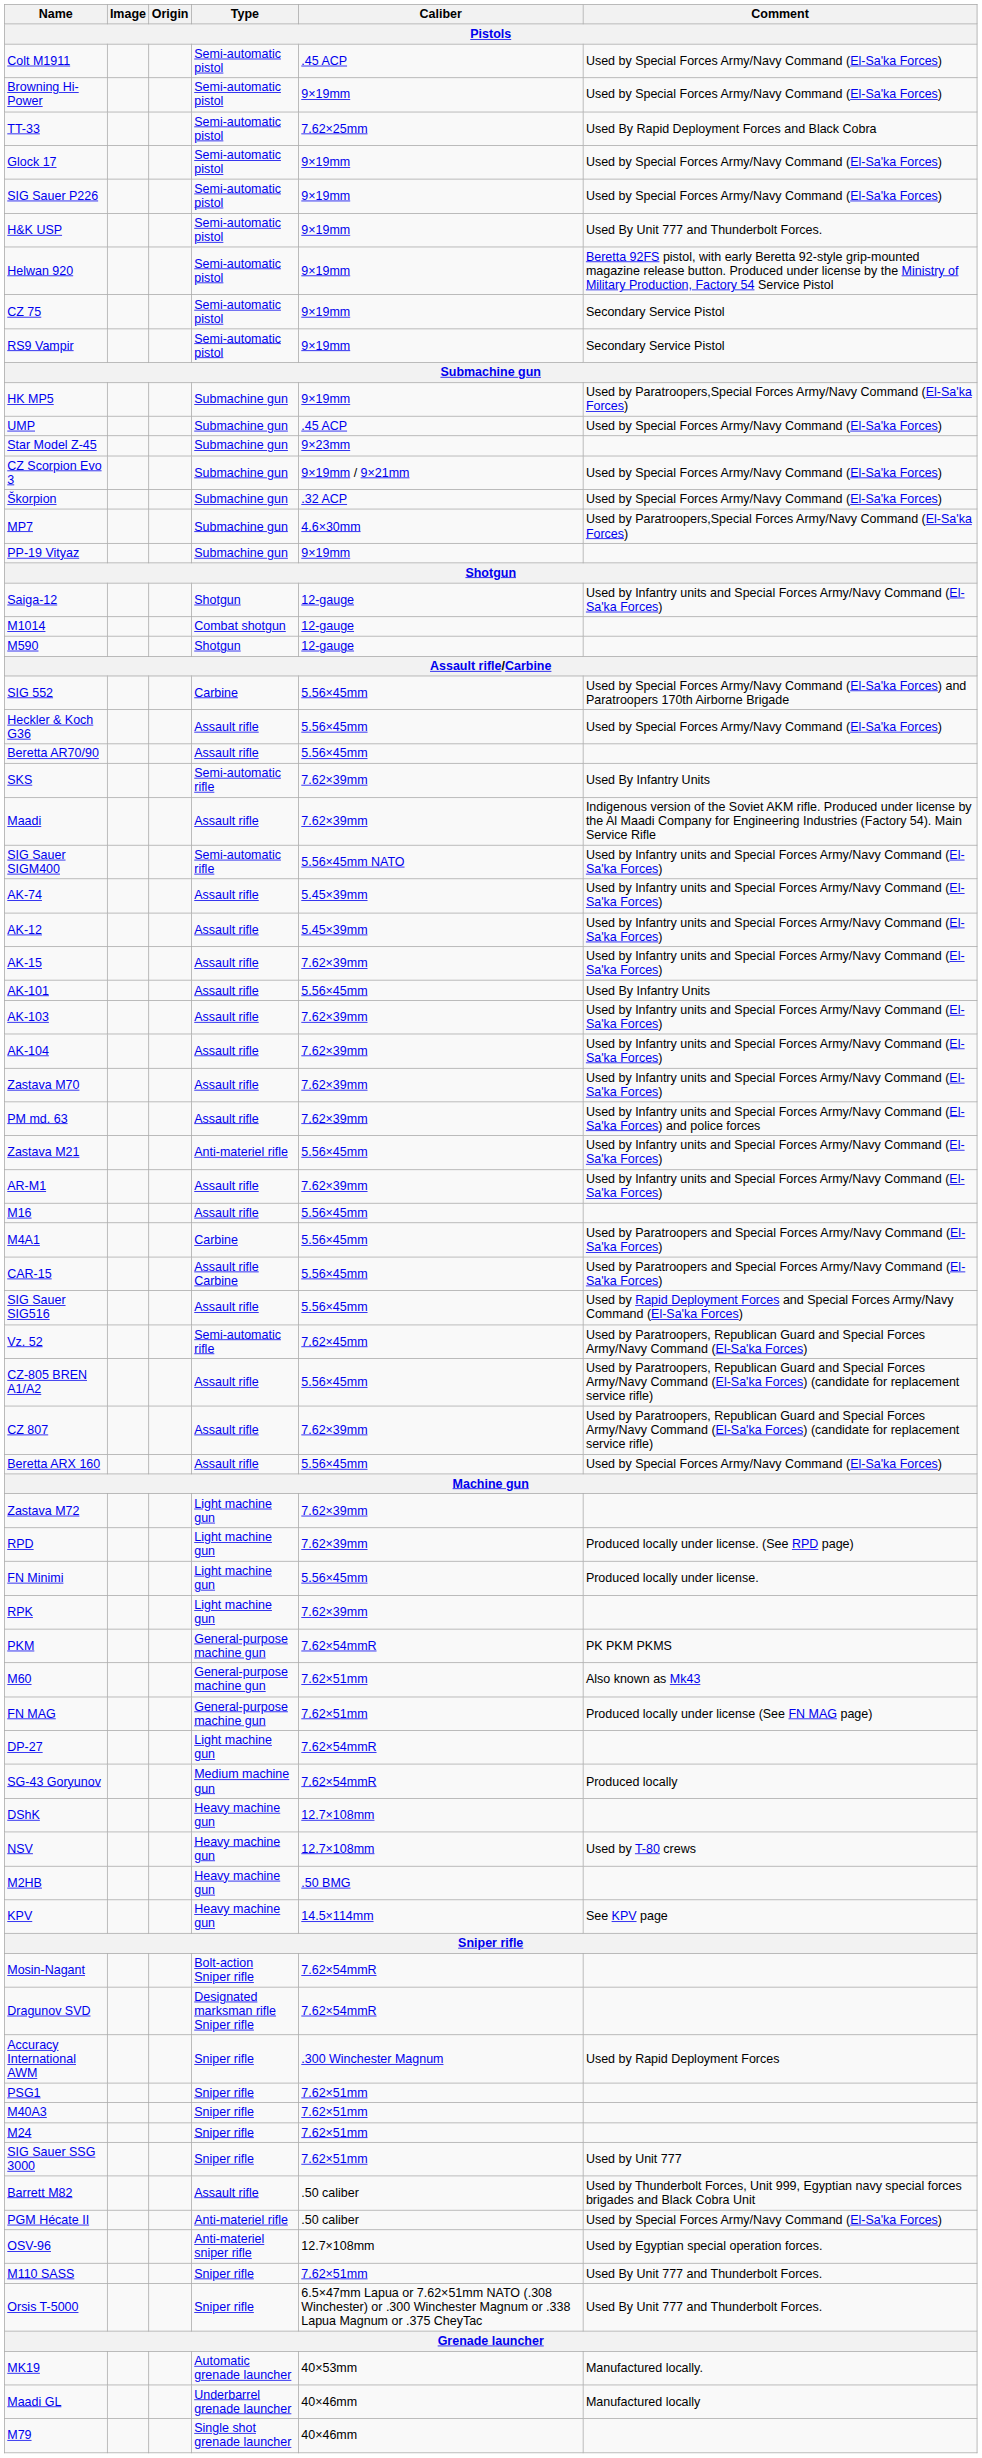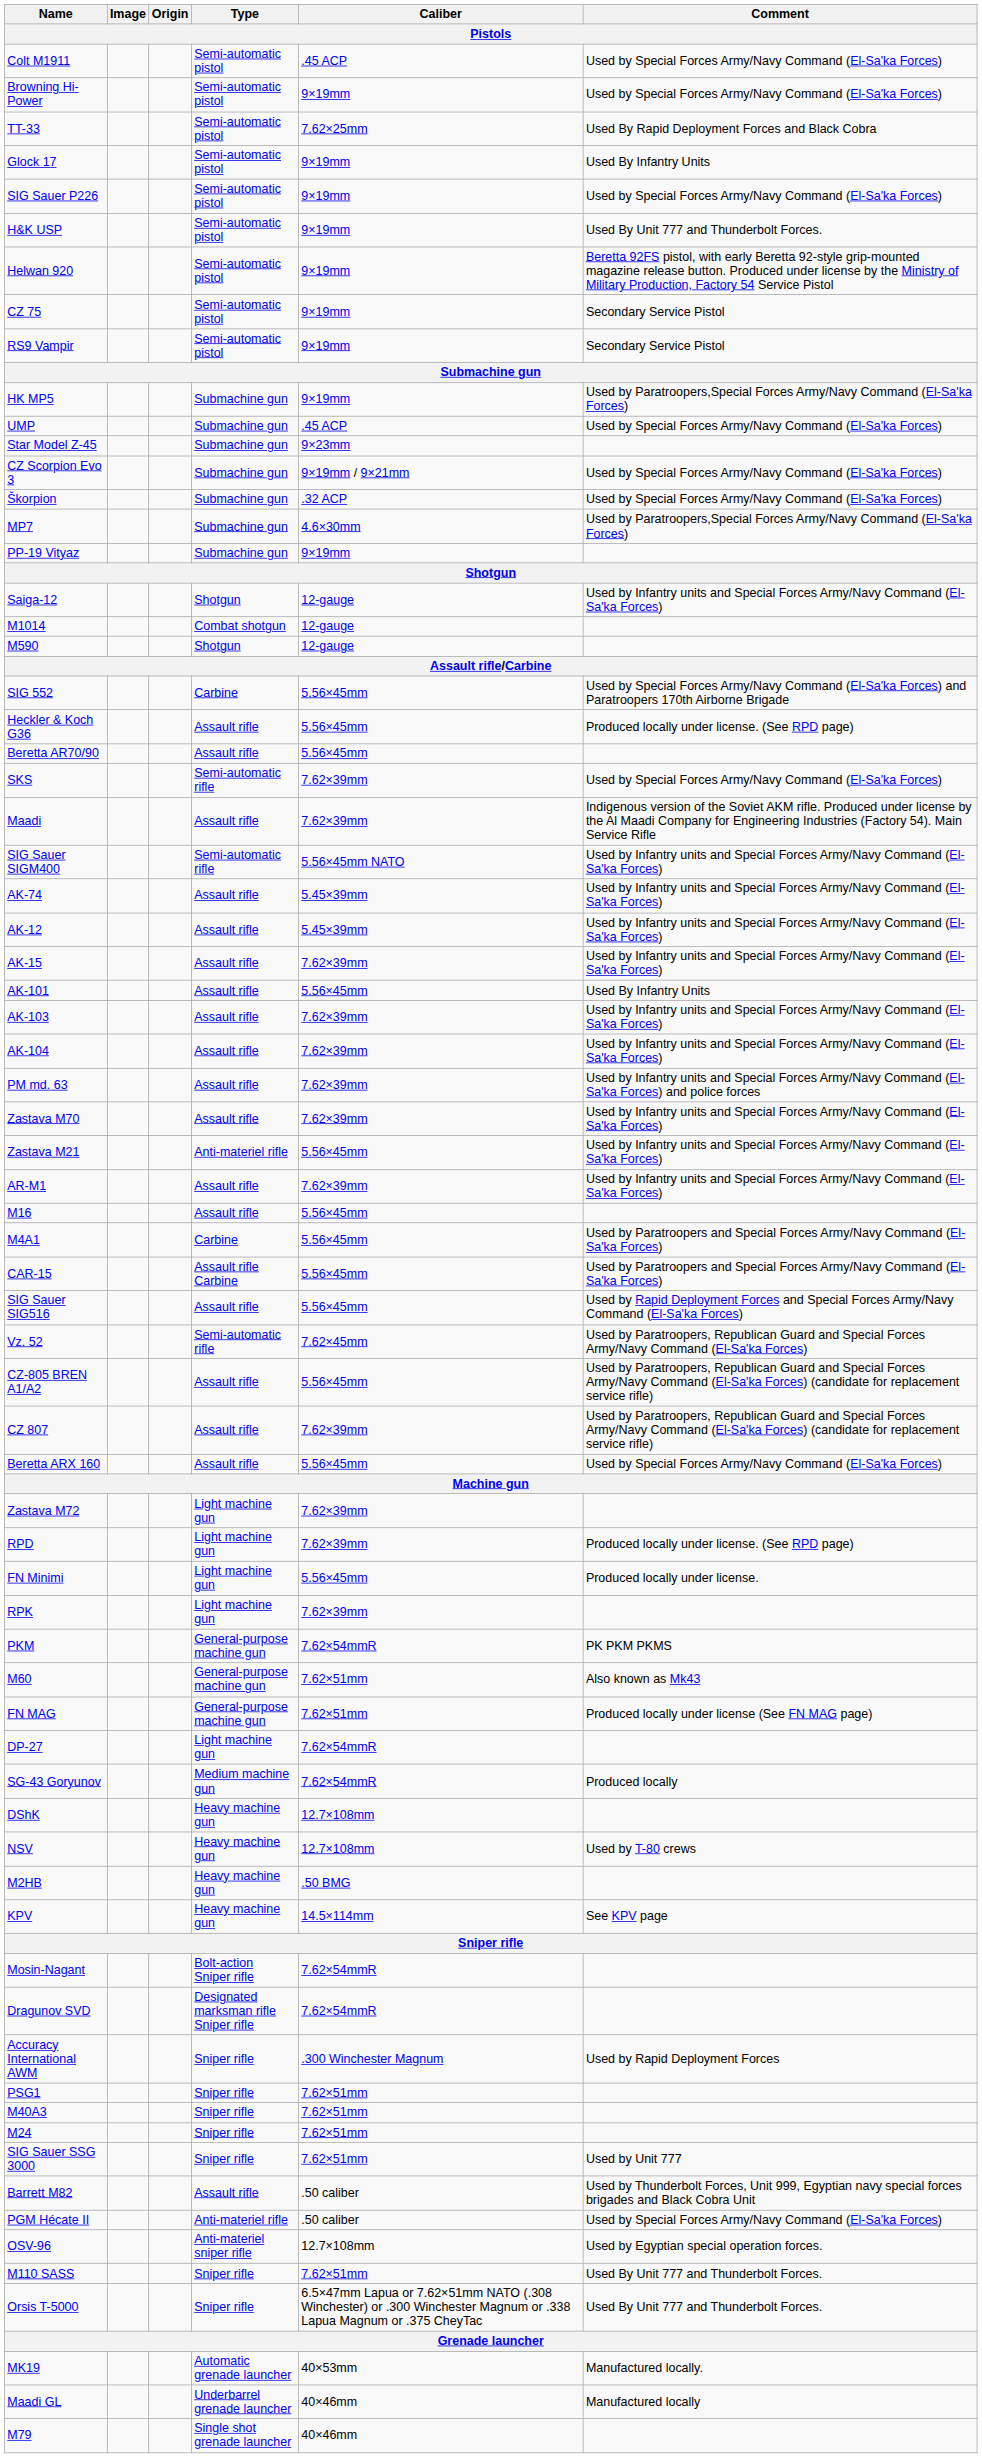(764, 162) Used by Special Forces Army/Navy Command (El-Sa'ka Forces) -> (648, 162) Used By Infantry Units
(764, 726) Used by Special Forces Army/Navy Command (El-Sa'ka Forces) -> (720, 726) Produced locally under license. (See RPD page)
(648, 780) Used By Infantry Units -> (764, 780) Used by Special Forces Army/Navy Command (El-Sa'ka Forces)
rows swapped: (37, 1118) <-> (43, 1084)
